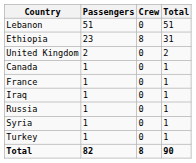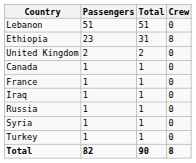columns swapped: (149, 11) <-> (176, 11)
